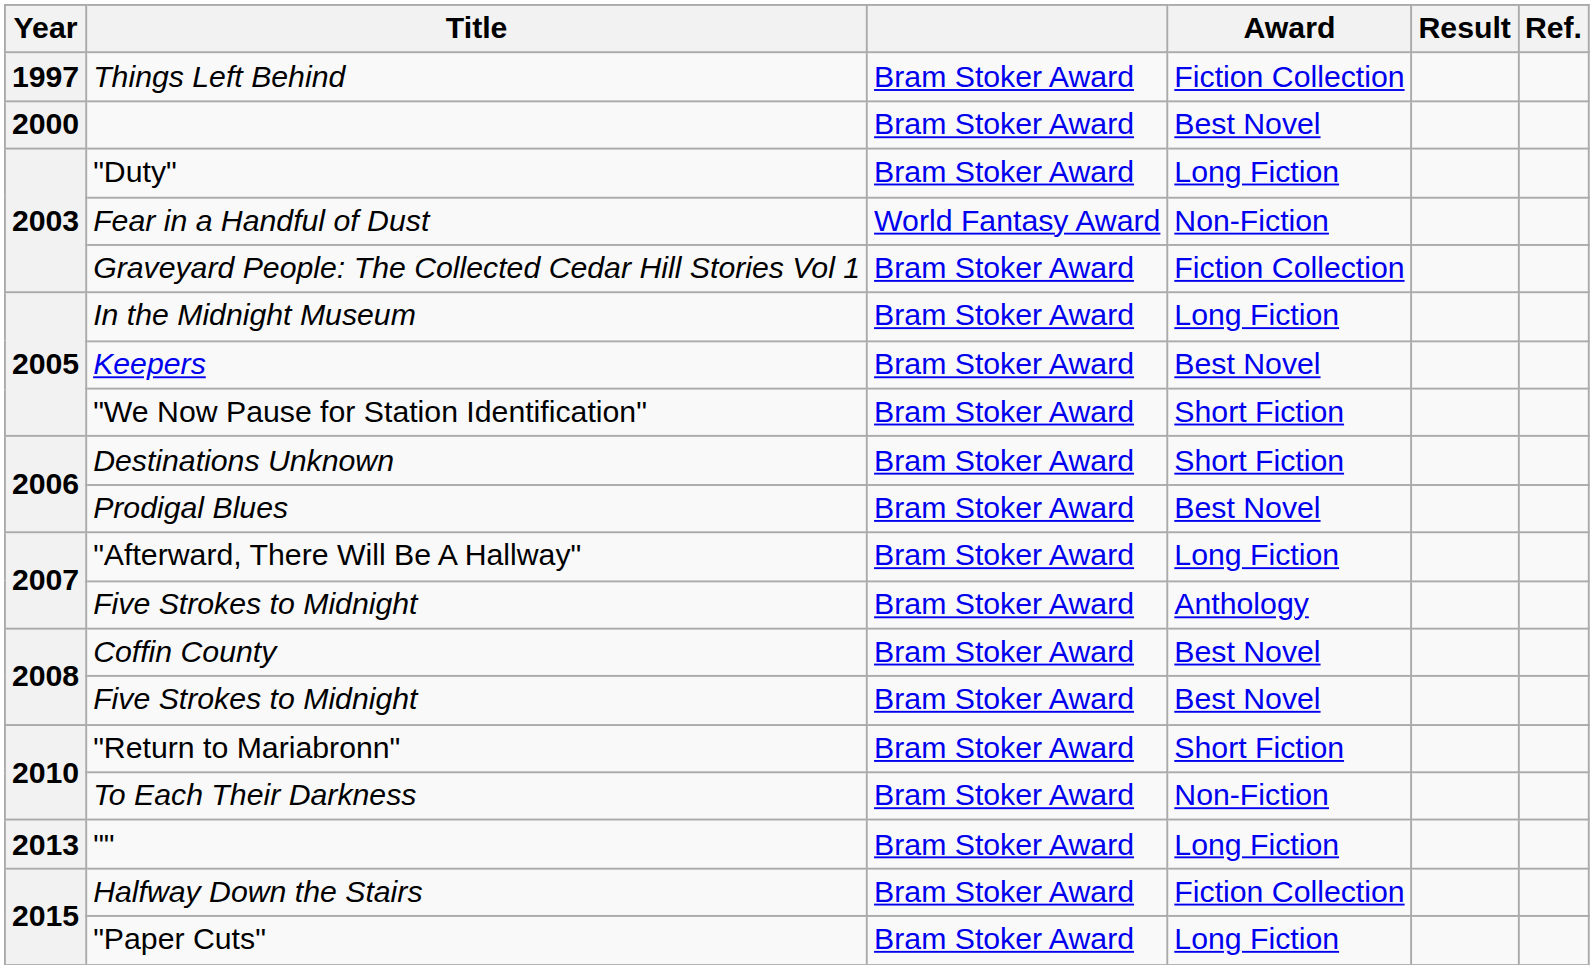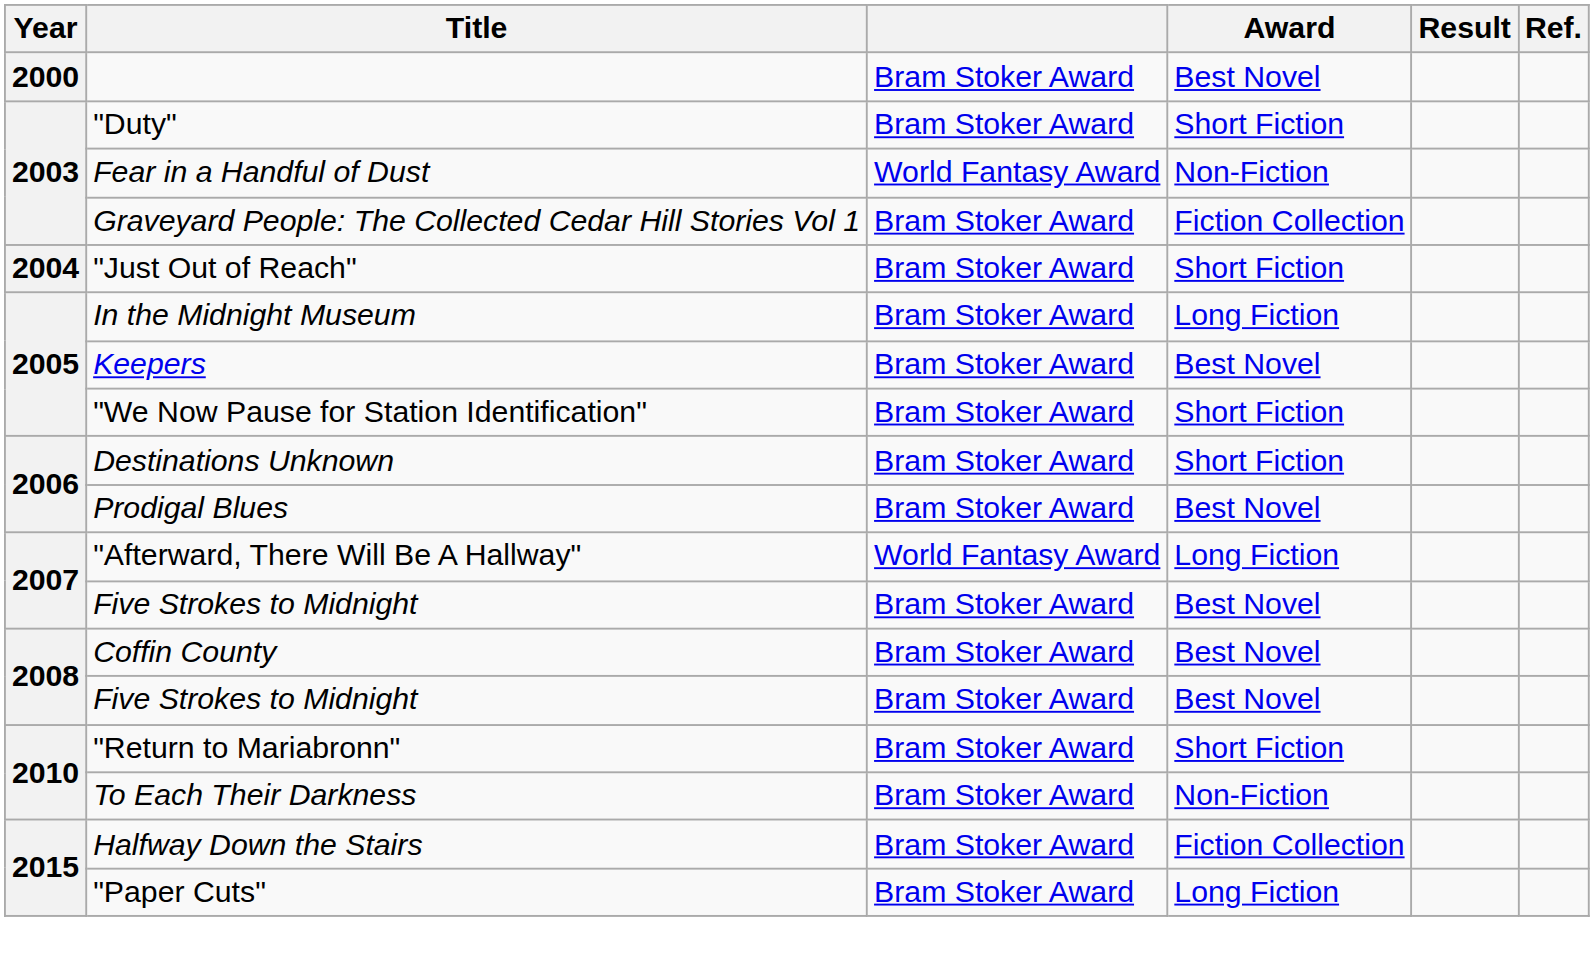- row: (46, 76)
(1257, 172) Long Fiction -> (1259, 124) Short Fiction
+ row: (46, 268)
(1004, 556) Bram Stoker Award -> (1017, 556) World Fantasy Award
(1242, 603) Anthology -> (1247, 603) Best Novel
- row: (46, 843)
